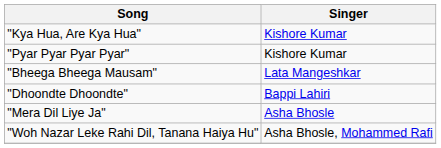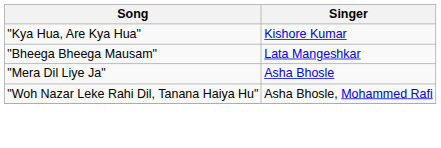- row: (68, 53)
- row: (68, 93)
